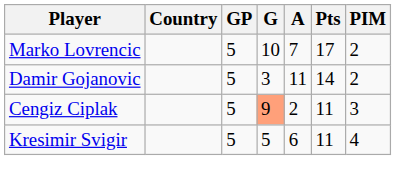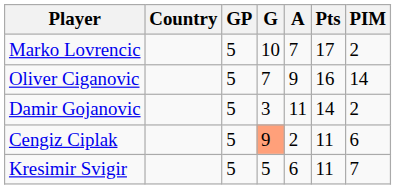+ row: (74, 79)
(354, 109) 3 -> (354, 139) 6
(354, 139) 4 -> (354, 169) 7
